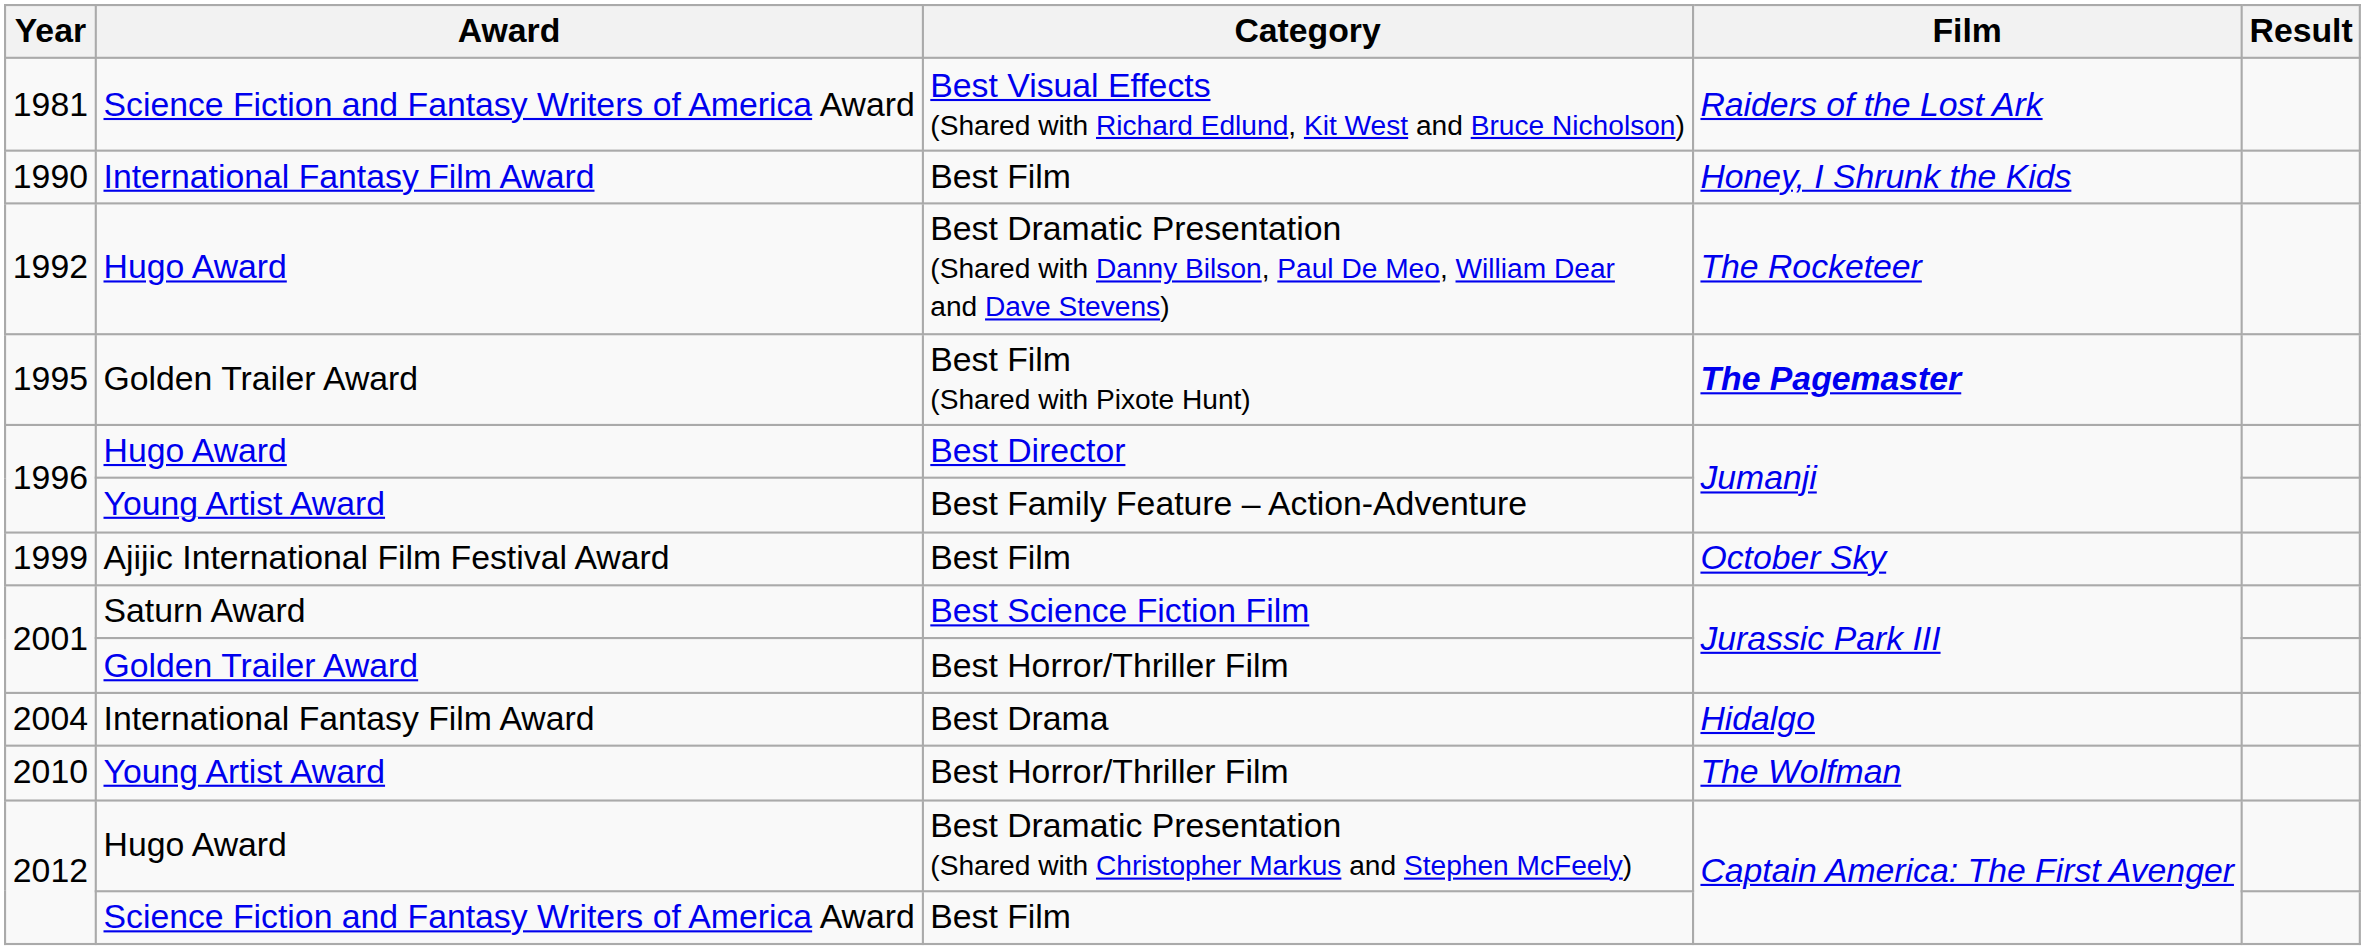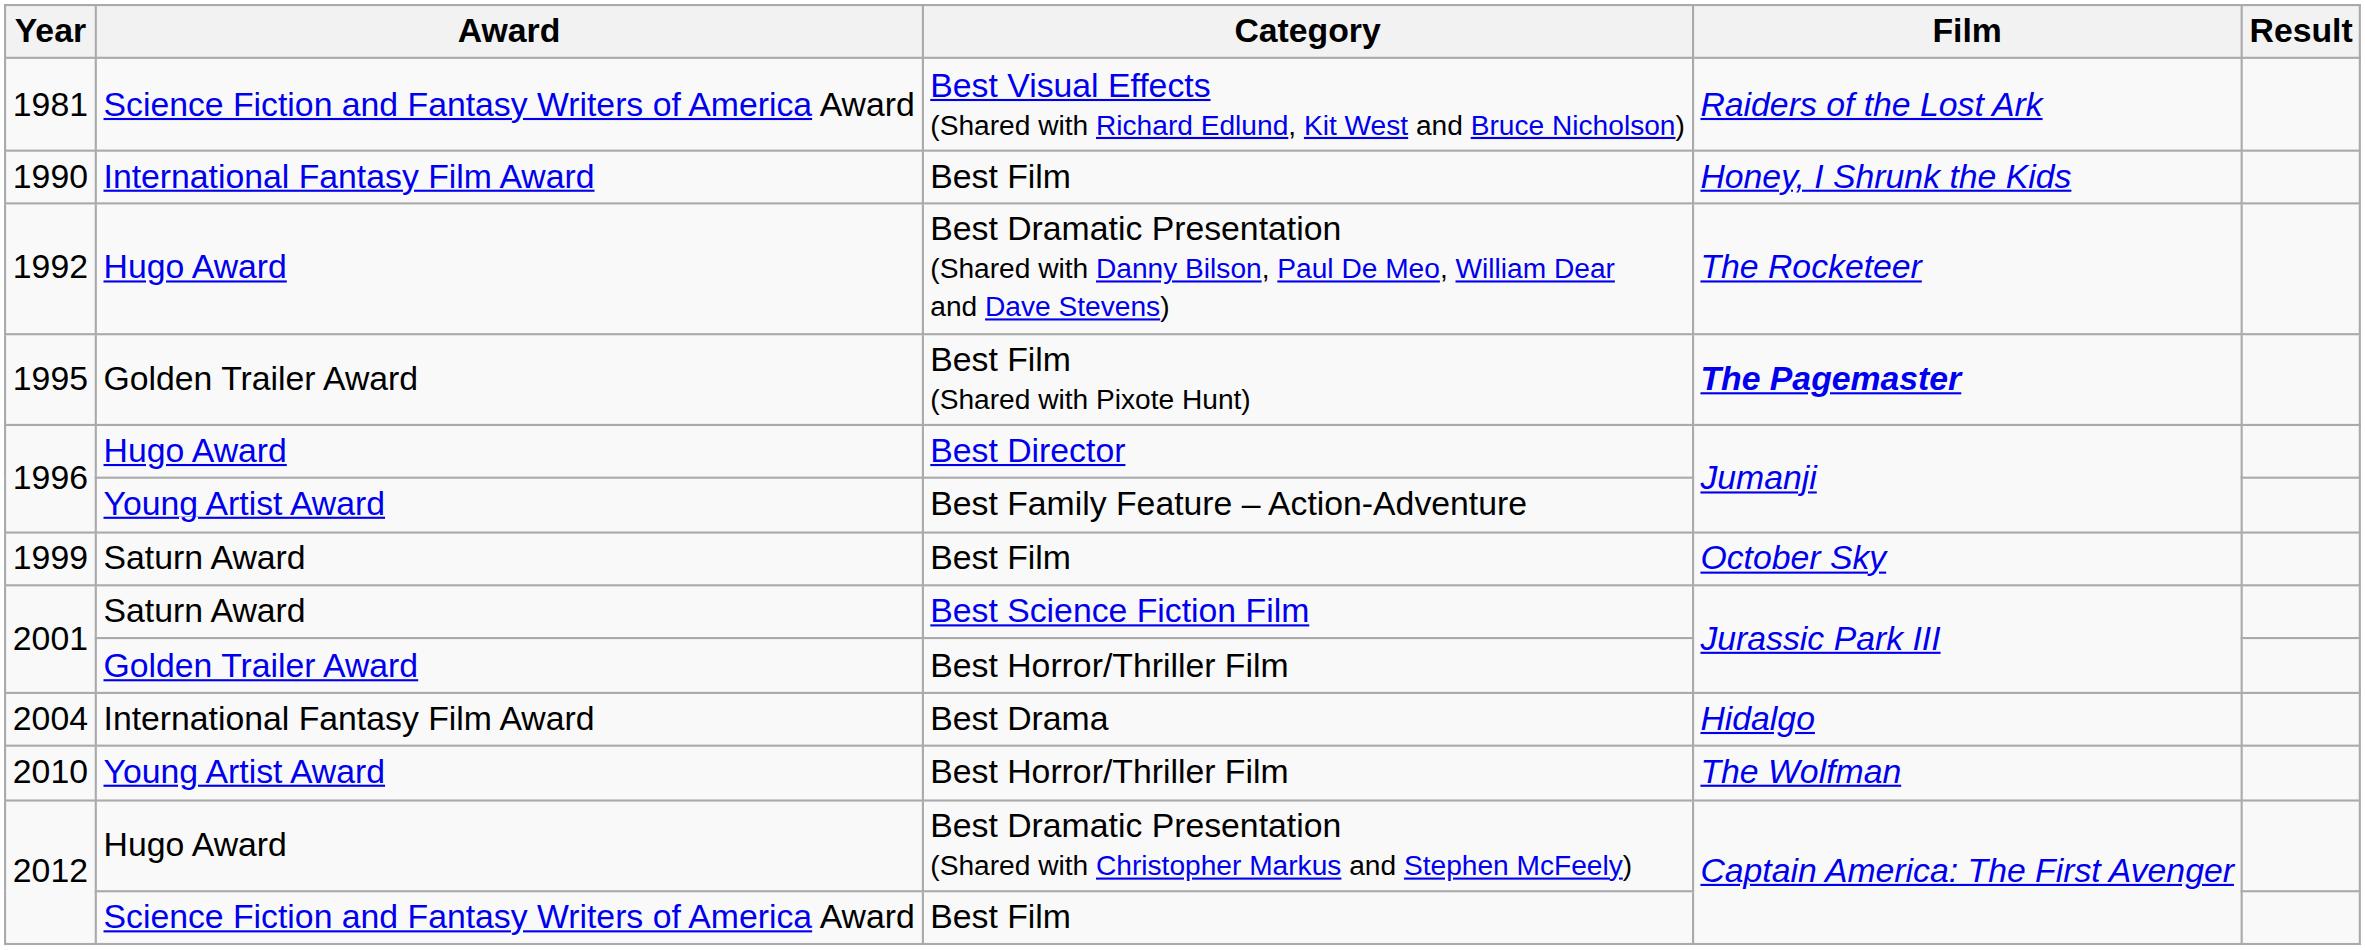(387, 557) Ajijic International Film Festival Award -> (205, 557) Saturn Award
